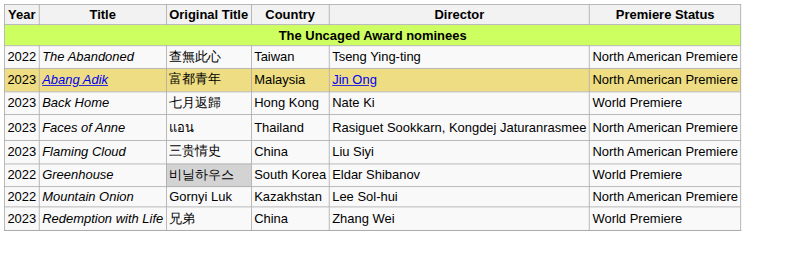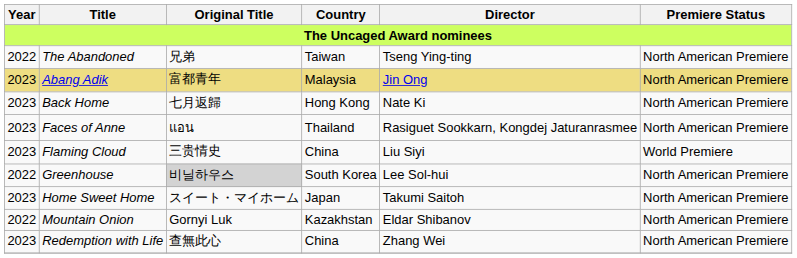(195, 56) 查無此心 -> (182, 56) 兄弟
(637, 103) World Premiere -> (716, 103) North American Premiere
(665, 152) North American Premiere -> (688, 152) World Premiere
(376, 175) Eldar Shibanov -> (416, 175) Lee Sol-hui
(637, 175) World Premiere -> (716, 175) North American Premiere
+ row: (98, 198)
(365, 197) Lee Sol-hui -> (427, 220) Eldar Shibanov
(182, 218) 兄弟 -> (195, 241) 查無此心
(637, 218) World Premiere -> (716, 241) North American Premiere
